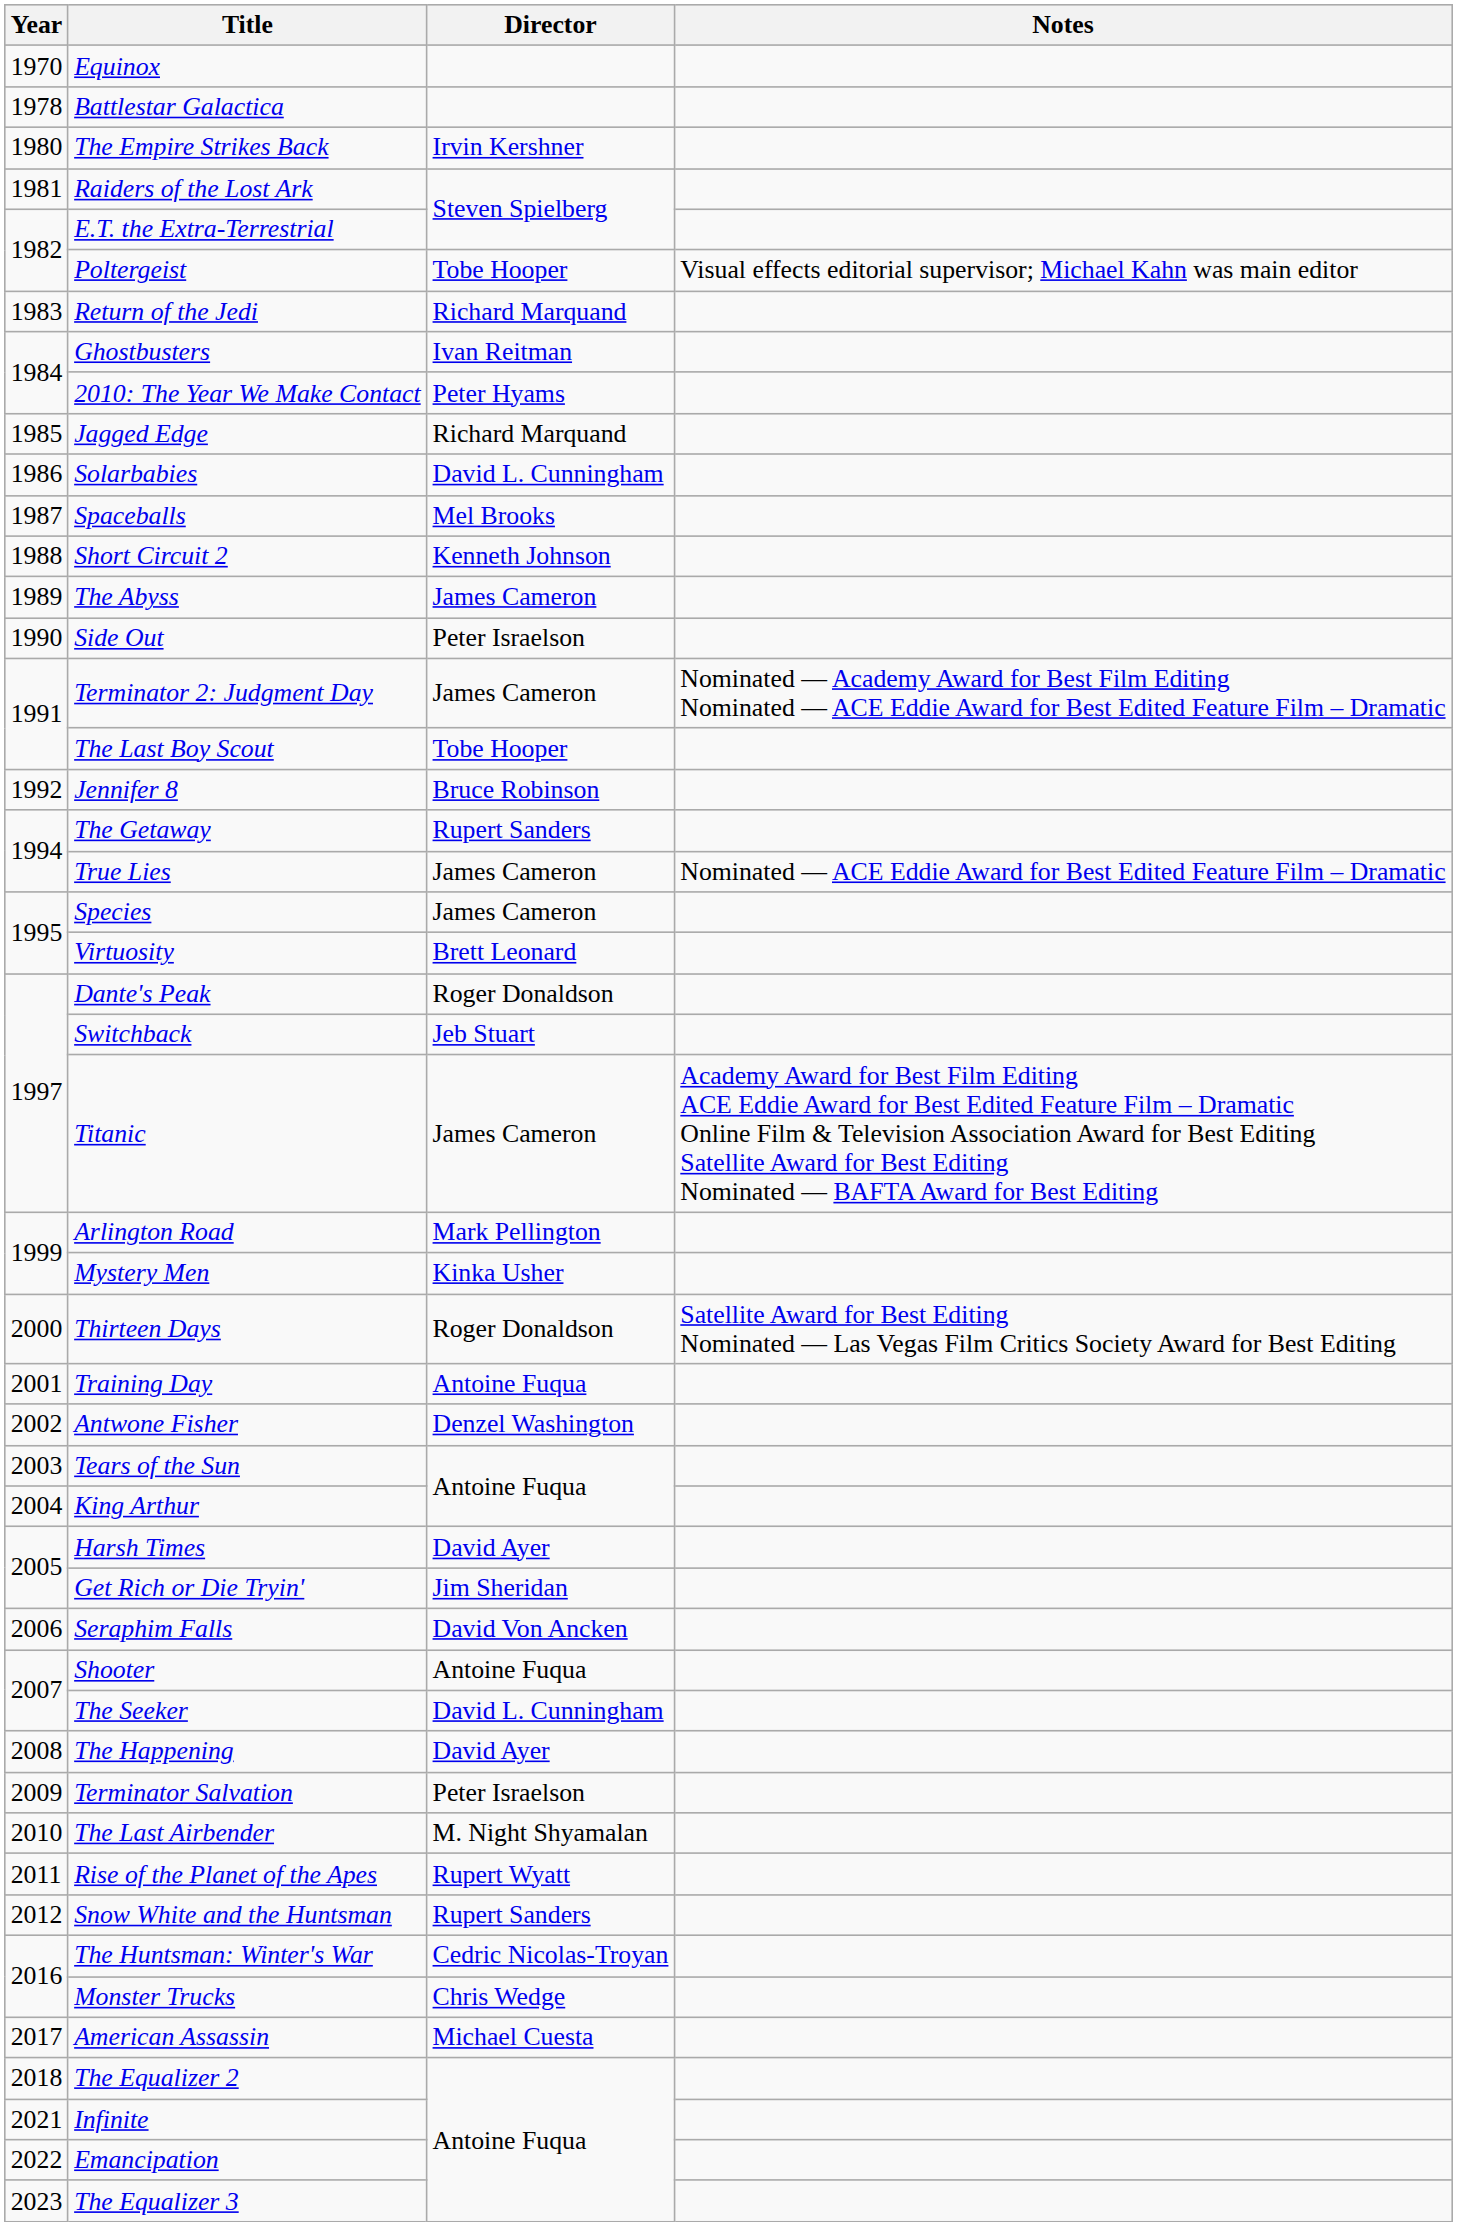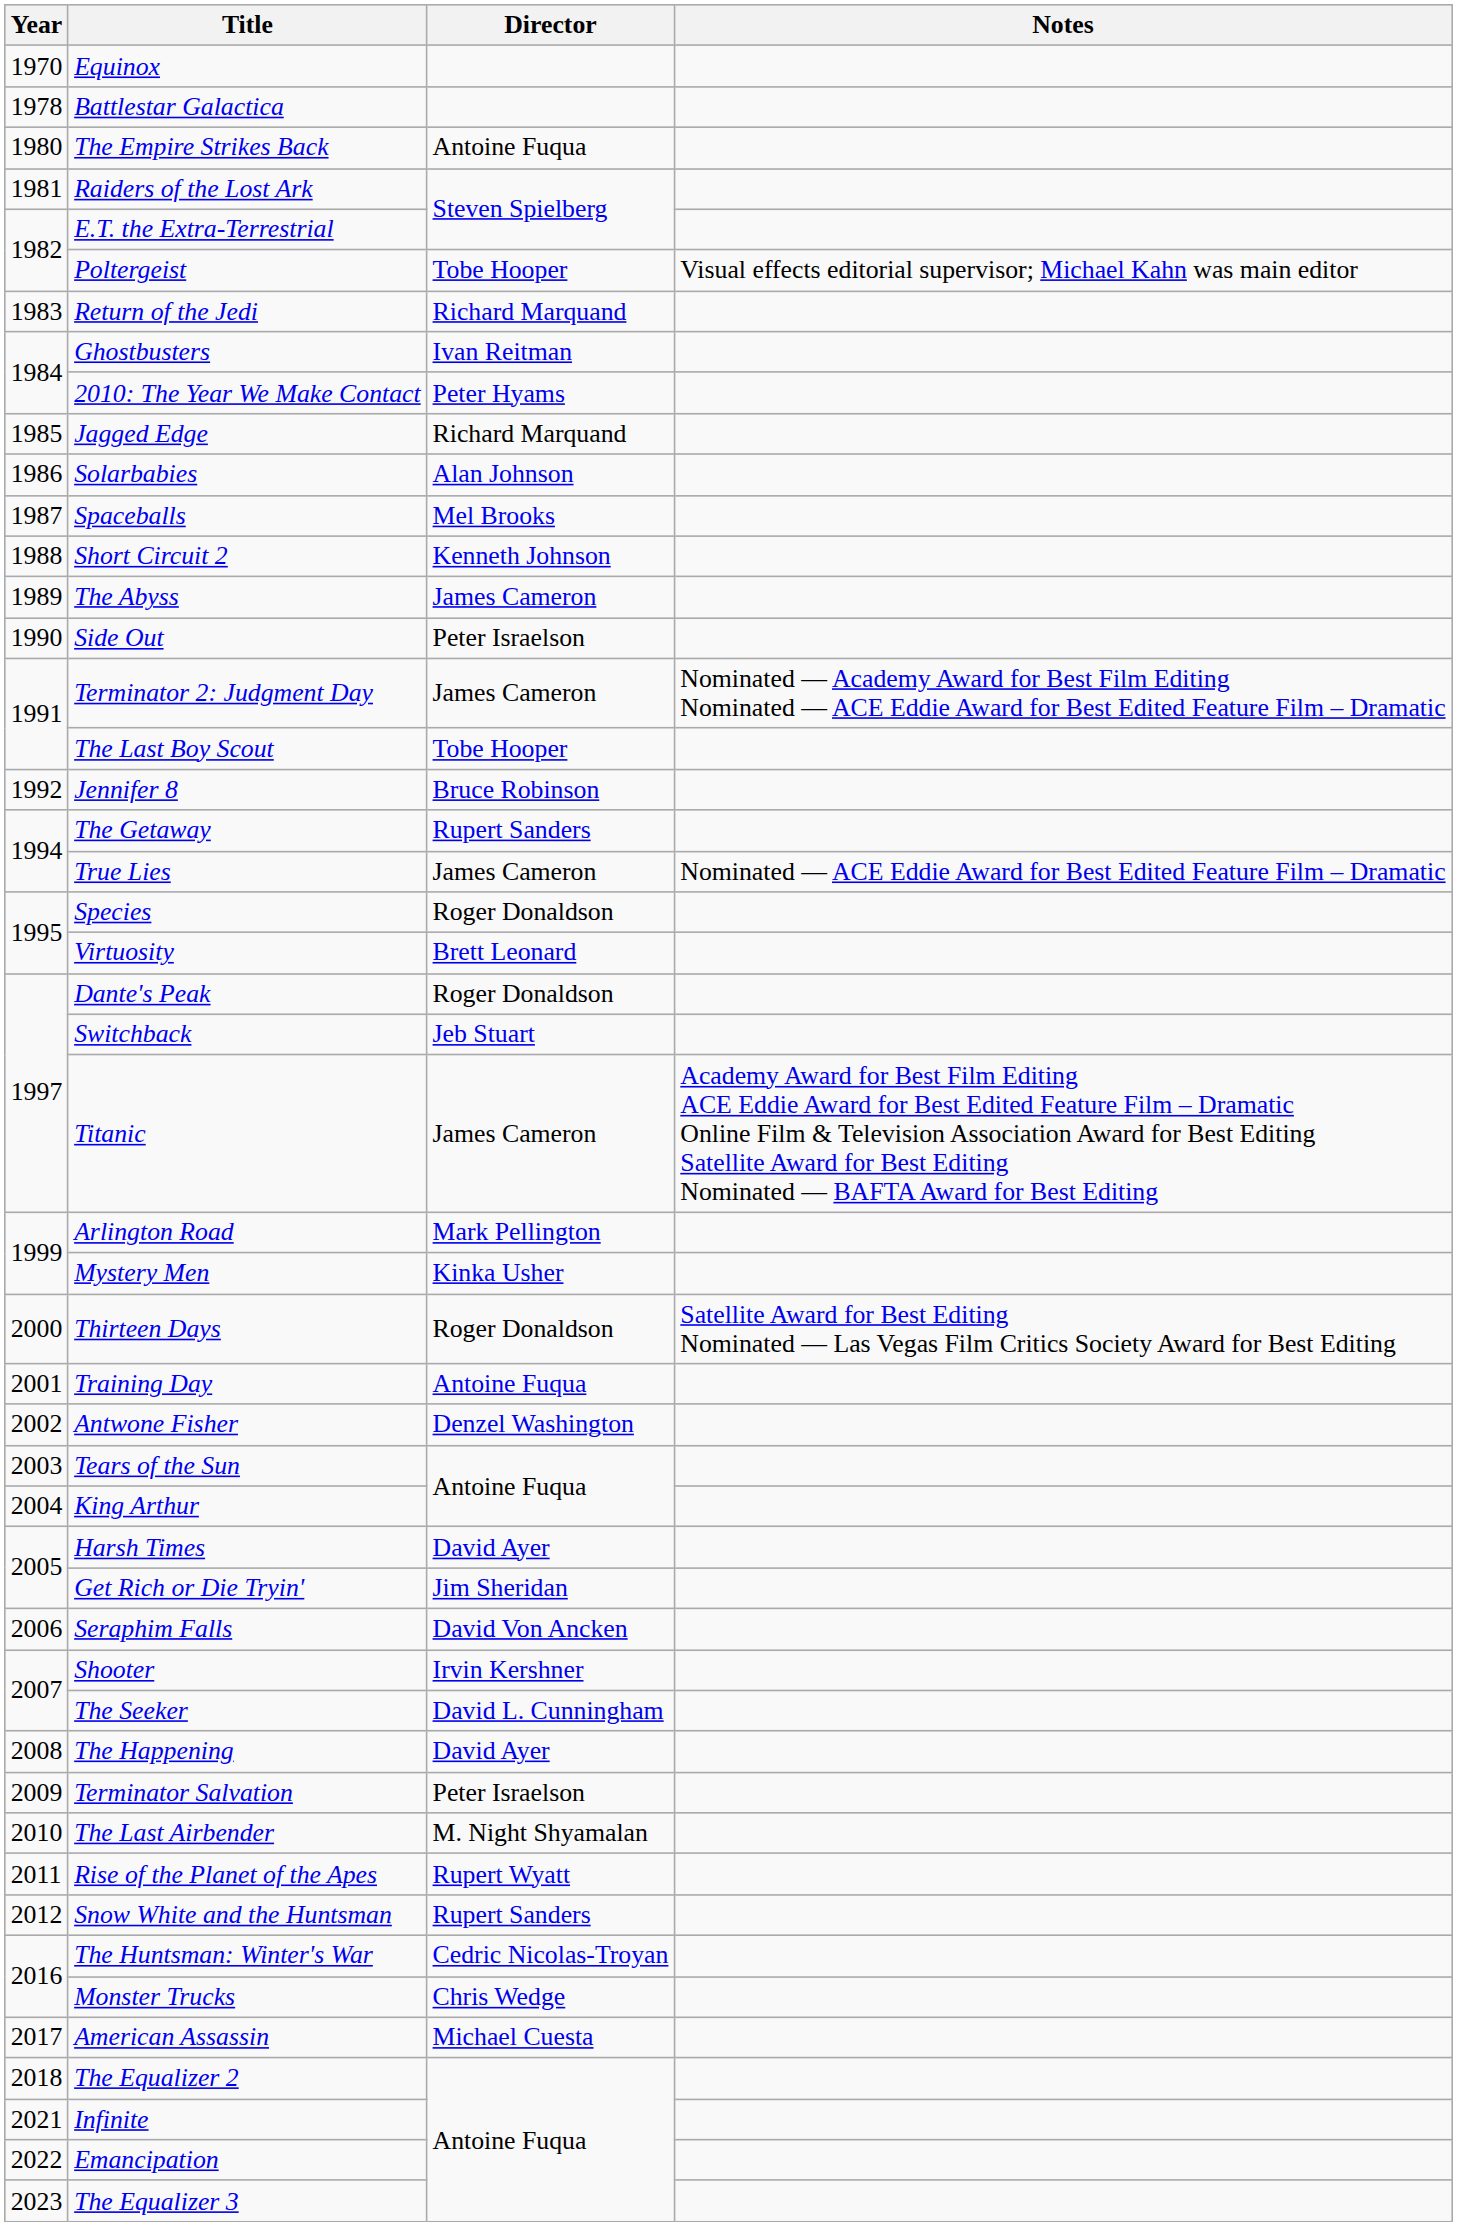(508, 147) Irvin Kershner -> (509, 147) Antoine Fuqua
(548, 474) David L. Cunningham -> (503, 474) Alan Johnson
(514, 911) James Cameron -> (523, 911) Roger Donaldson
(509, 1669) Antoine Fuqua -> (508, 1669) Irvin Kershner
